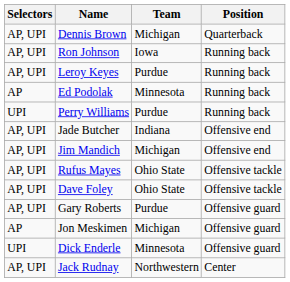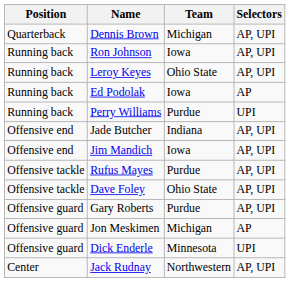columns swapped: (243, 14) <-> (30, 14)
(151, 73) Purdue -> (192, 73) Ohio State
(159, 92) Minnesota -> (179, 92) Iowa
(157, 150) Michigan -> (179, 150) Iowa
(160, 170) Ohio State -> (184, 170) Purdue
